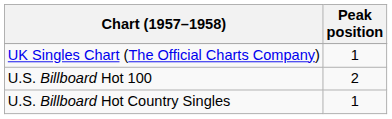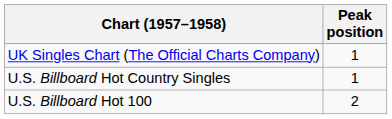rows swapped: (119, 101) <-> (80, 78)
